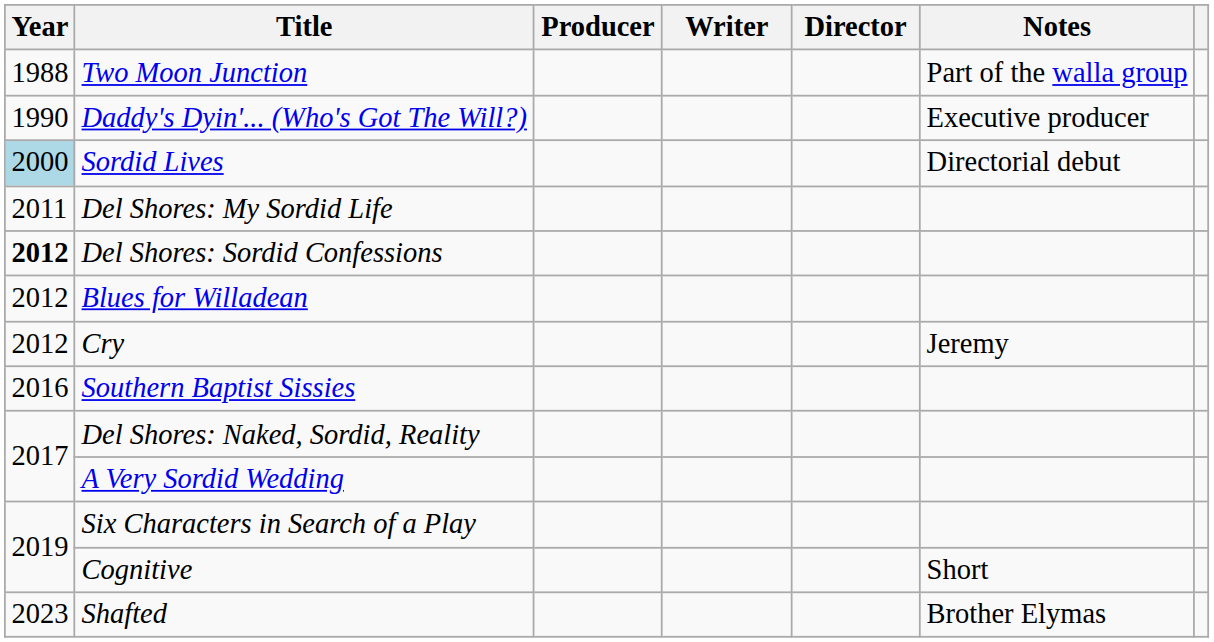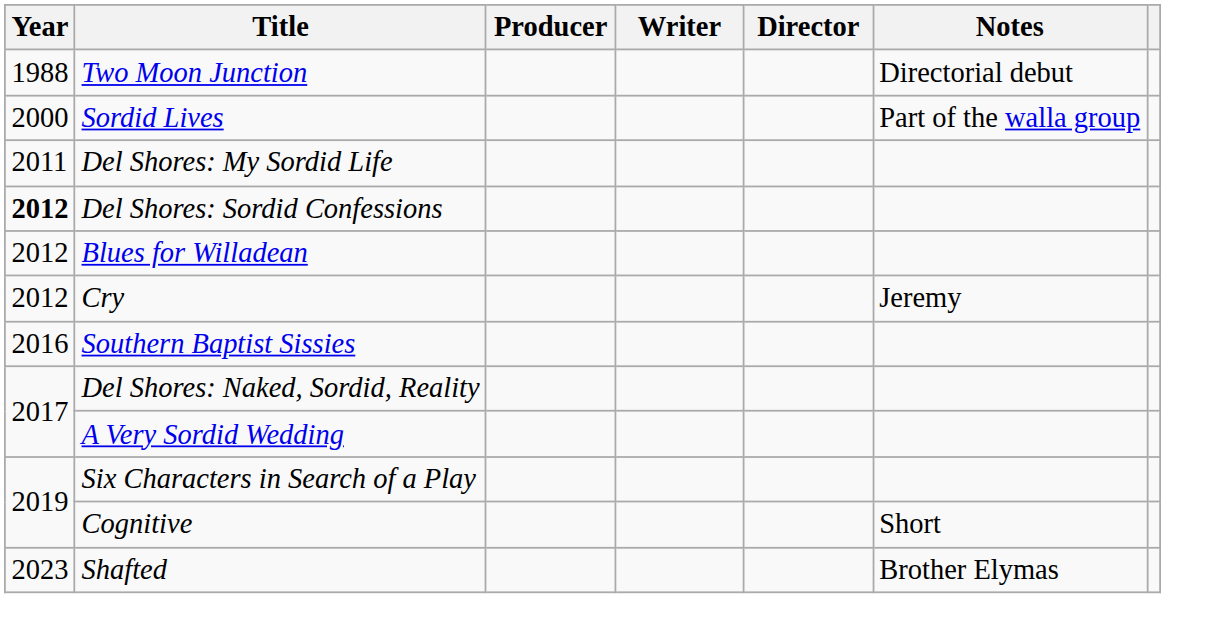(1057, 72) Part of the walla group -> (976, 72) Directorial debut
- row: (304, 117)
(40, 162) lightblue background -> (40, 117) no background
(1023, 162) Directorial debut -> (1010, 117) Part of the walla group
